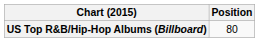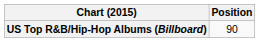(232, 29) 80 -> (232, 29) 90
